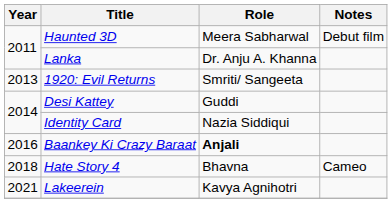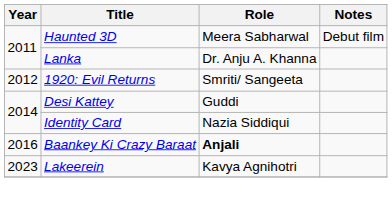(23, 79) 2013 -> (23, 79) 2012
- row: (82, 166)
(23, 187) 2021 -> (23, 166) 2023
